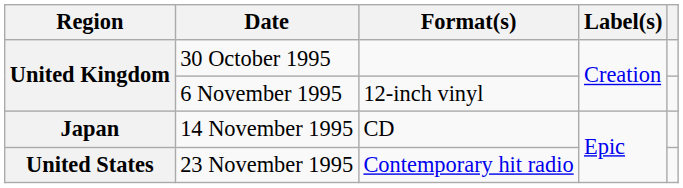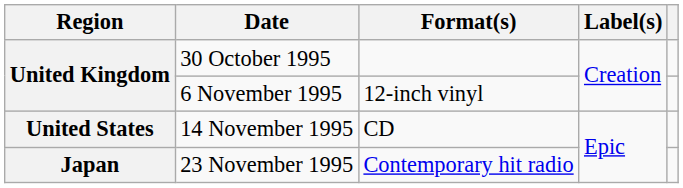(90, 128) Japan -> (90, 128) United States
(90, 164) United States -> (90, 164) Japan
